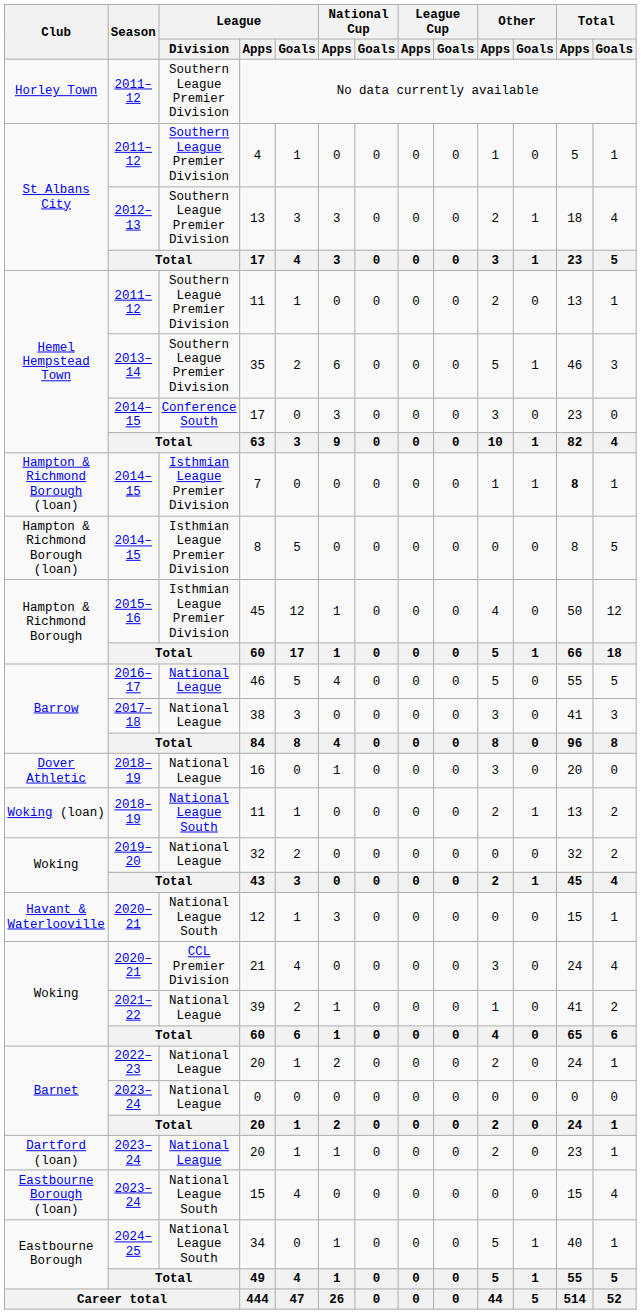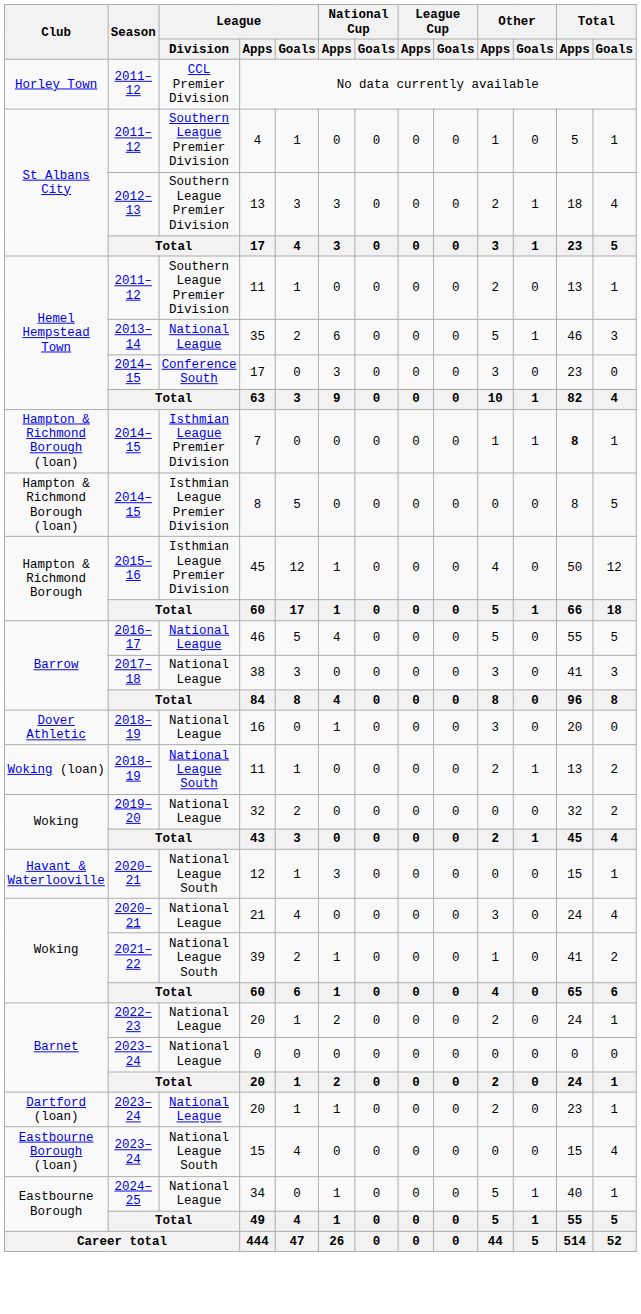(199, 91) Southern League Premier Division -> (199, 84) CCL Premier Division
(199, 366) Southern League Premier Division -> (199, 337) National League
(199, 966) CCL Premier Division -> (199, 916) National League
(199, 1008) National League -> (199, 958) National League South
(199, 1244) National League South -> (199, 1194) National League
